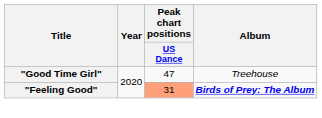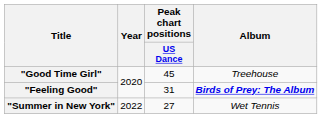(169, 74) 47 -> (169, 74) 45
(169, 90) lightsalmon background -> (169, 90) no background
+ row: (61, 105)
